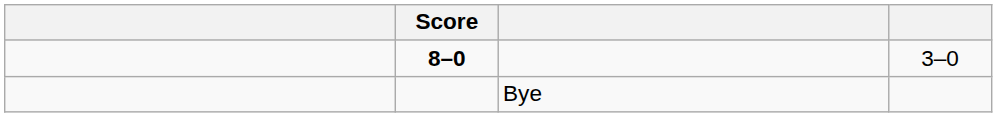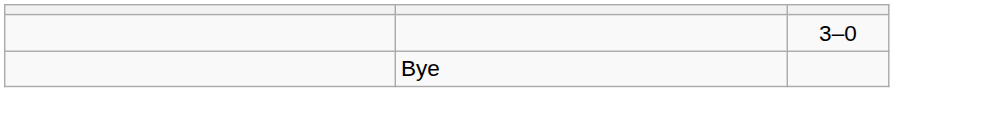- column: (447, 22)
